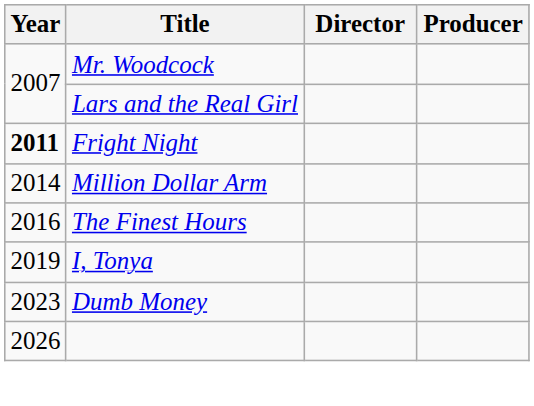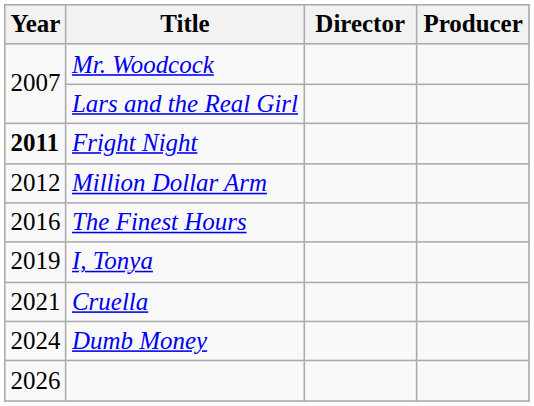(35, 182) 2014 -> (35, 182) 2012
+ row: (110, 301)
(35, 301) 2023 -> (35, 340) 2024
